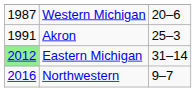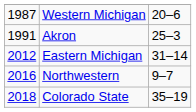(22, 55) lightgreen background -> (22, 55) no background
+ row: (85, 96)
